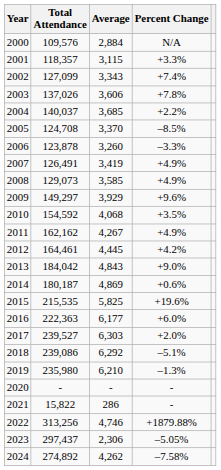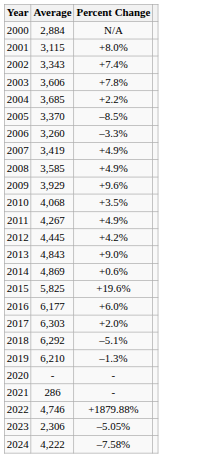- column: (60, 19)
(172, 59) +3.3% -> (113, 47) +8.0%
(111, 456) 4,262 -> (53, 444) 4,222
